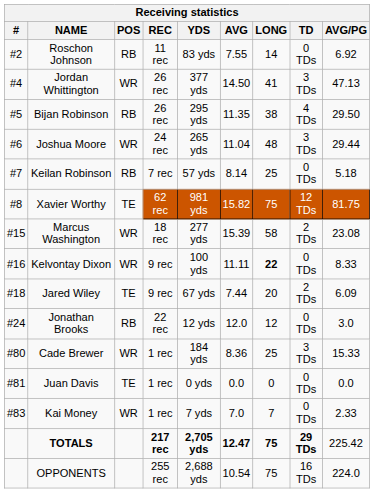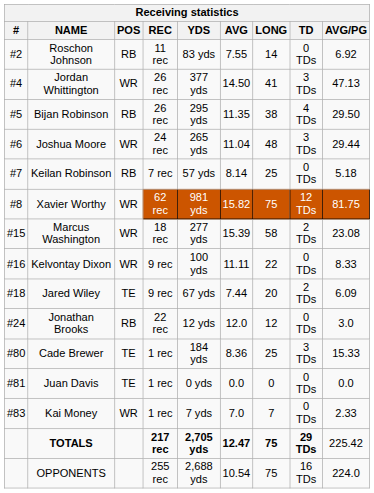(129, 204) TE -> (129, 204) WR
(271, 263) bold -> (271, 263) normal
(129, 353) WR -> (129, 353) TE
